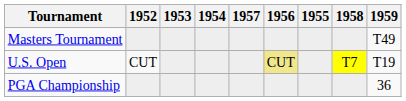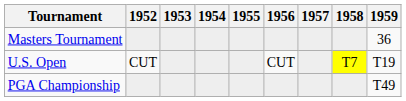columns swapped: (315, 16) <-> (246, 16)
(384, 39) T49 -> (384, 39) 36
(281, 62) khaki background -> (281, 62) no background
(384, 85) 36 -> (384, 85) T49
